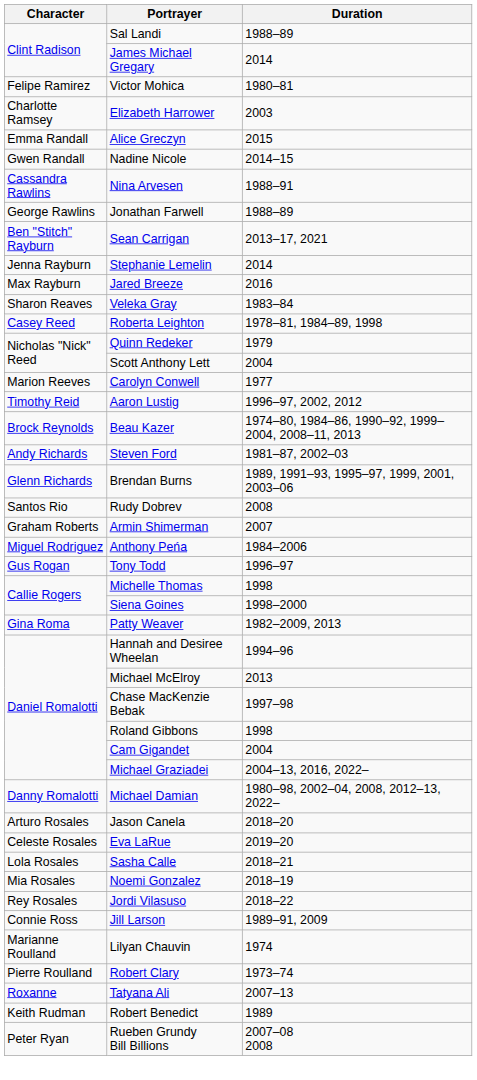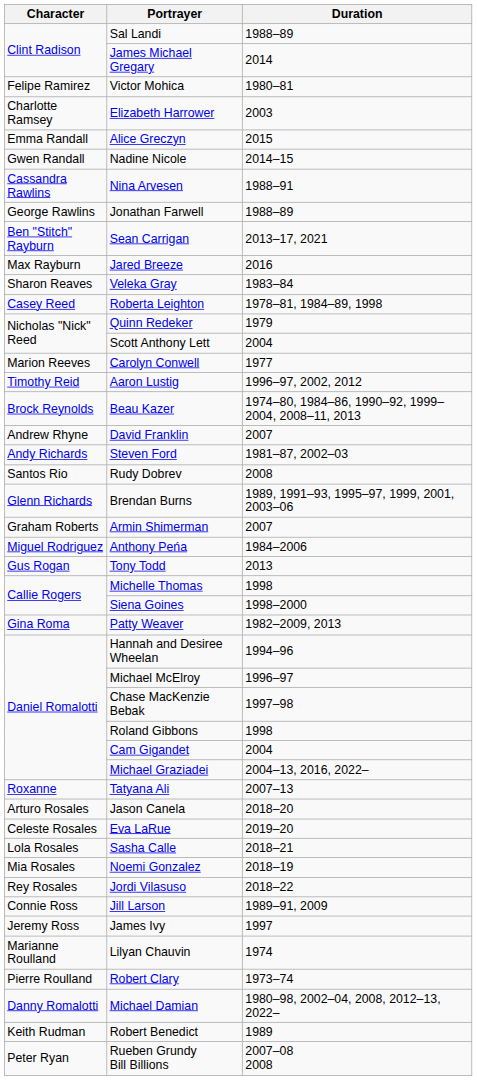- row: (161, 265)
+ row: (149, 435)
rows swapped: (151, 481) <-> (146, 507)
(269, 566) 1996–97 -> (259, 566) 2013
(259, 677) 2013 -> (269, 677) 1996–97
rows swapped: (154, 796) <-> (139, 993)
+ row: (137, 926)
